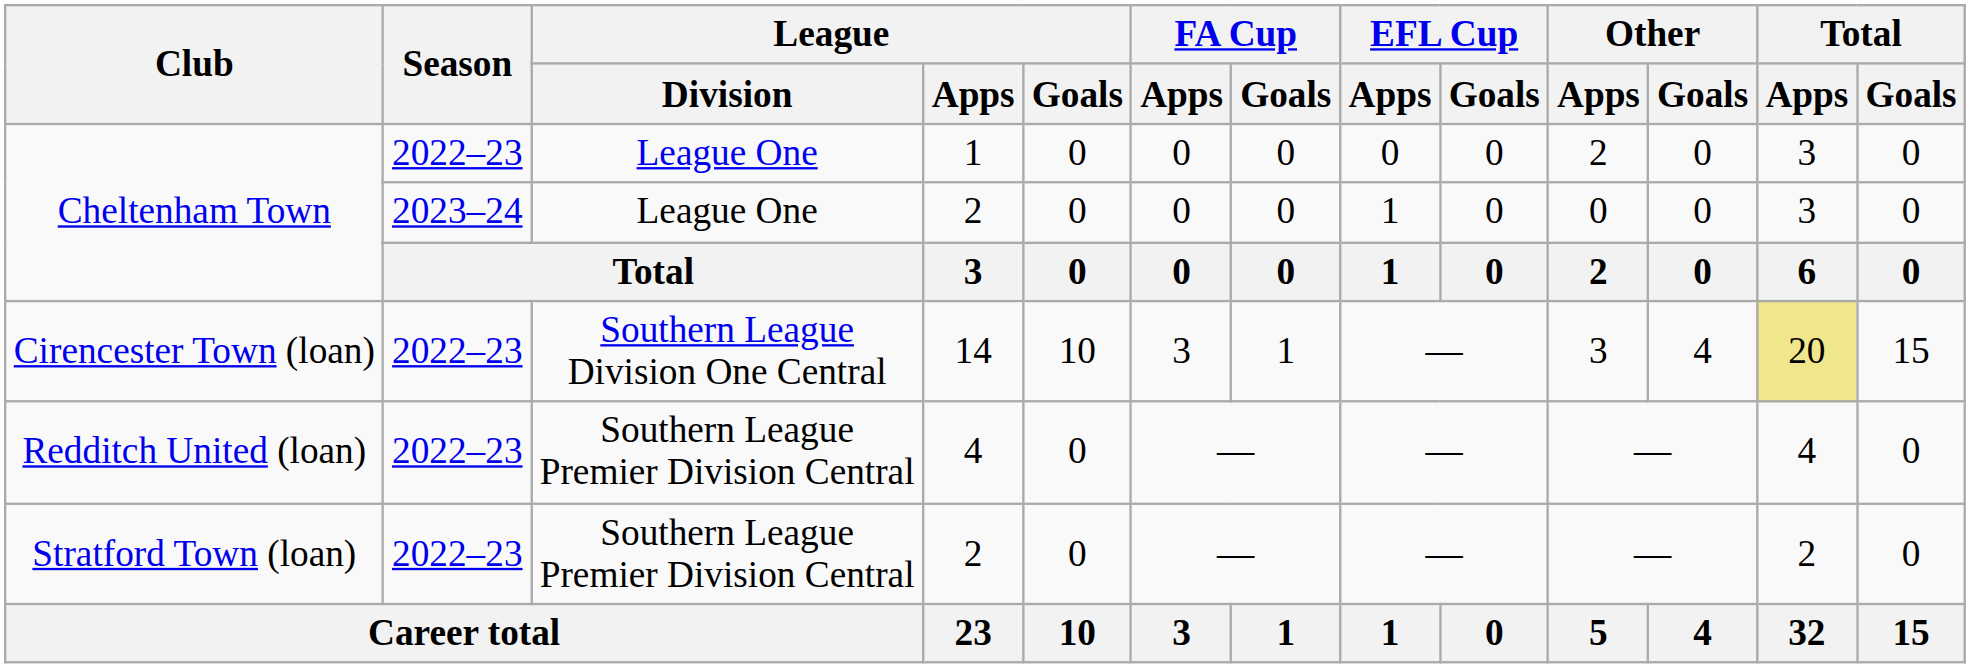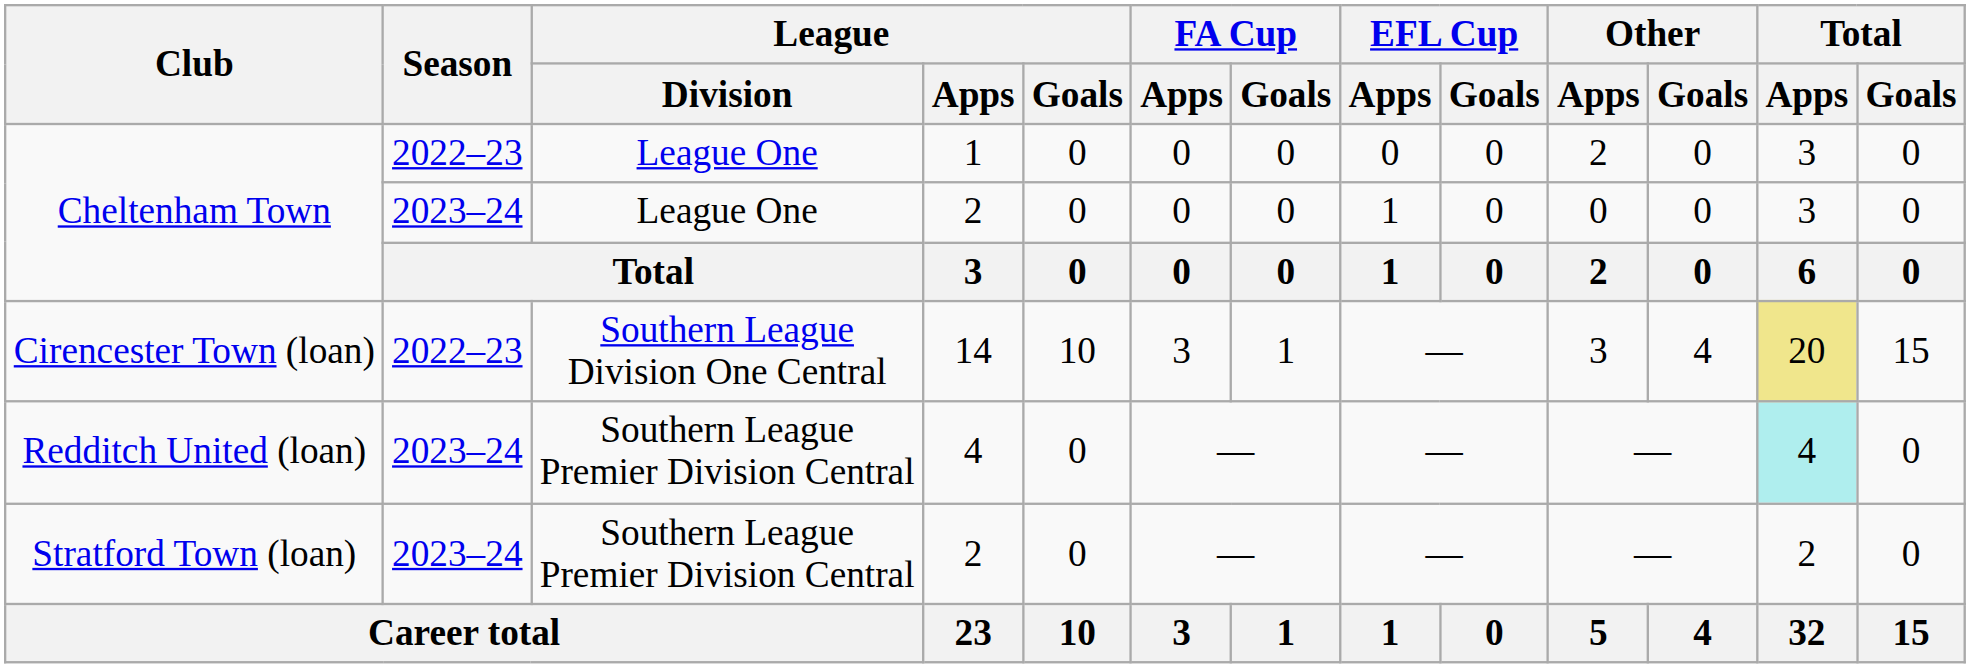(457, 451) 2022–23 -> (457, 451) 2023–24
(1807, 451) no background -> (1807, 451) paleturquoise background
(457, 552) 2022–23 -> (457, 552) 2023–24
